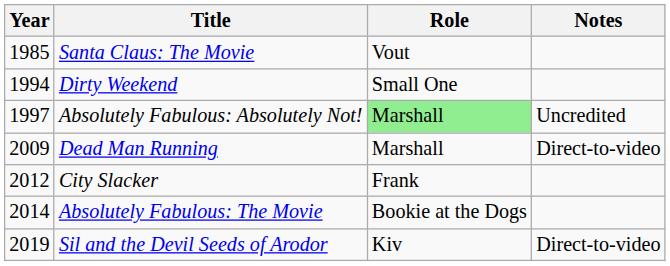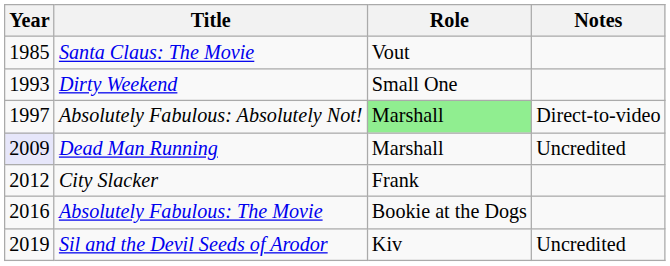(29, 84) 1994 -> (29, 84) 1993
(581, 116) Uncredited -> (598, 116) Direct-to-video
(29, 148) no background -> (29, 148) lavender background
(598, 148) Direct-to-video -> (581, 148) Uncredited
(29, 212) 2014 -> (29, 212) 2016
(598, 244) Direct-to-video -> (581, 244) Uncredited
